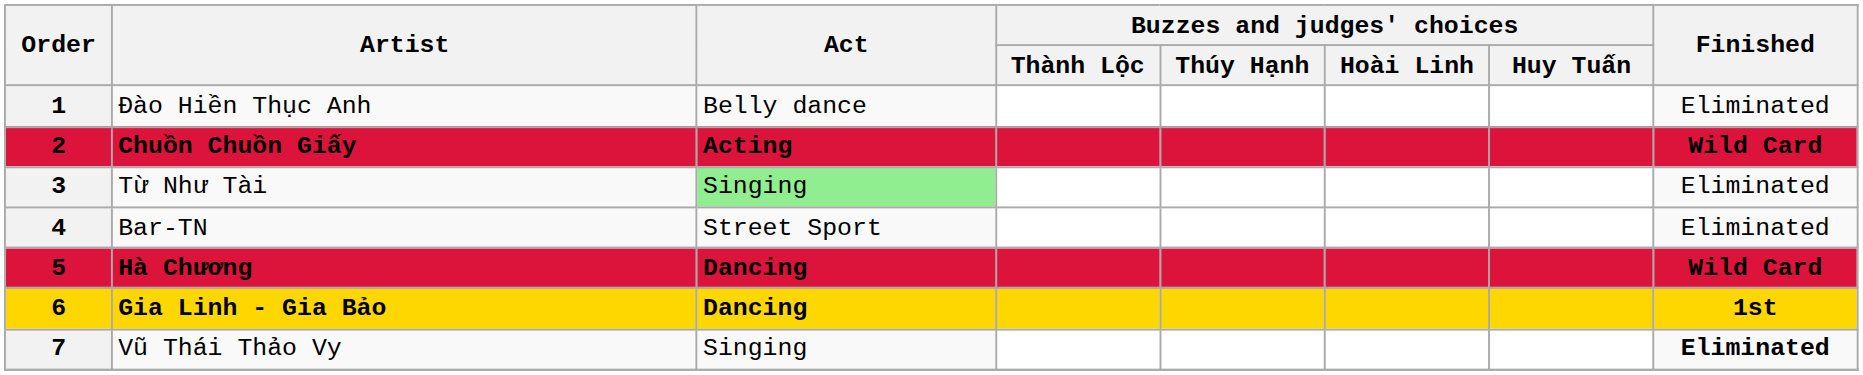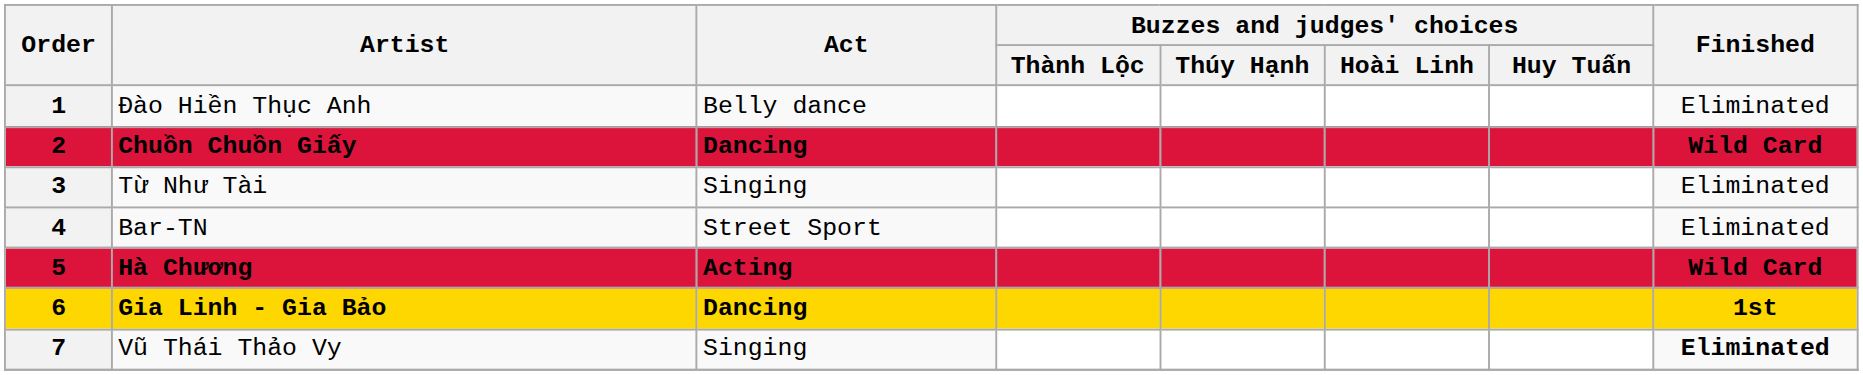(748, 147) Acting -> (755, 147) Dancing
(755, 187) lightgreen background -> (755, 187) no background
(755, 268) Dancing -> (748, 268) Acting
